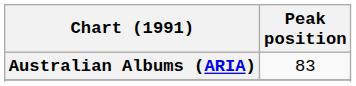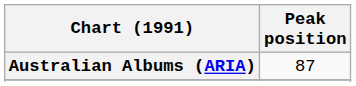(305, 66) 83 -> (305, 66) 87
